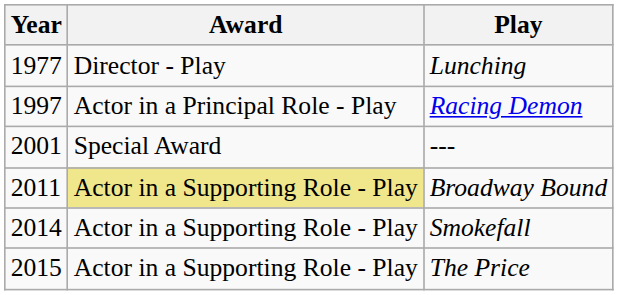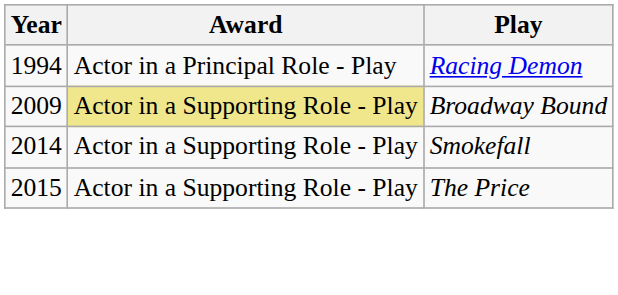- row: (478, 65)
(36, 106) 1997 -> (36, 65) 1994
- row: (442, 146)
(36, 187) 2011 -> (36, 106) 2009
